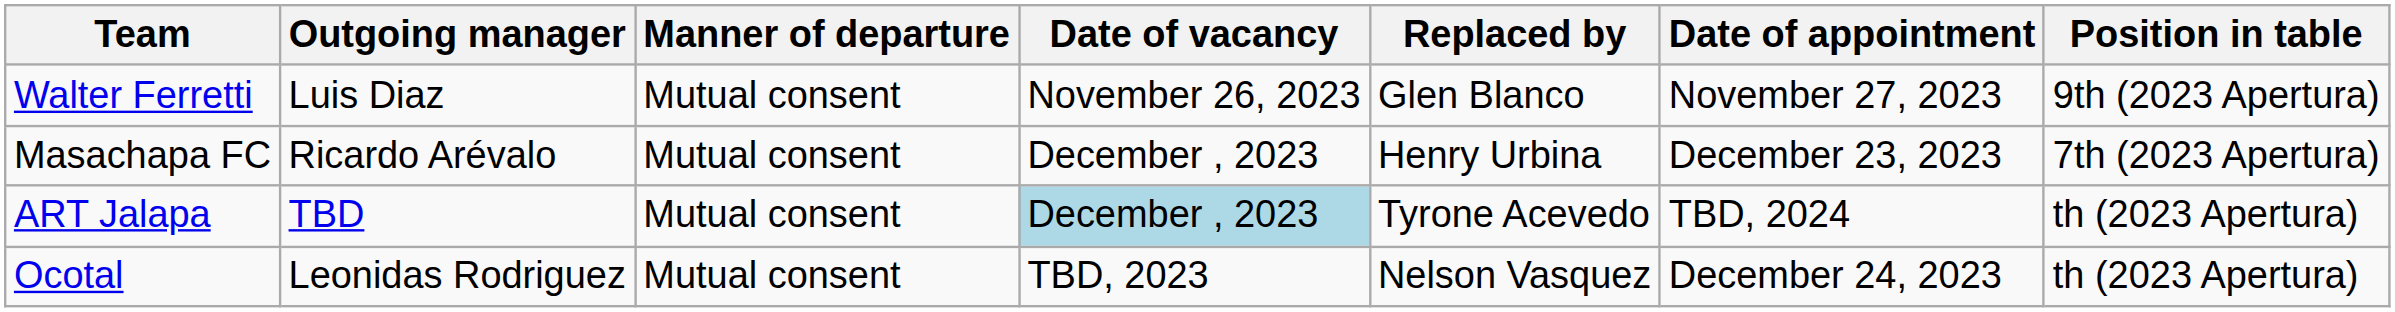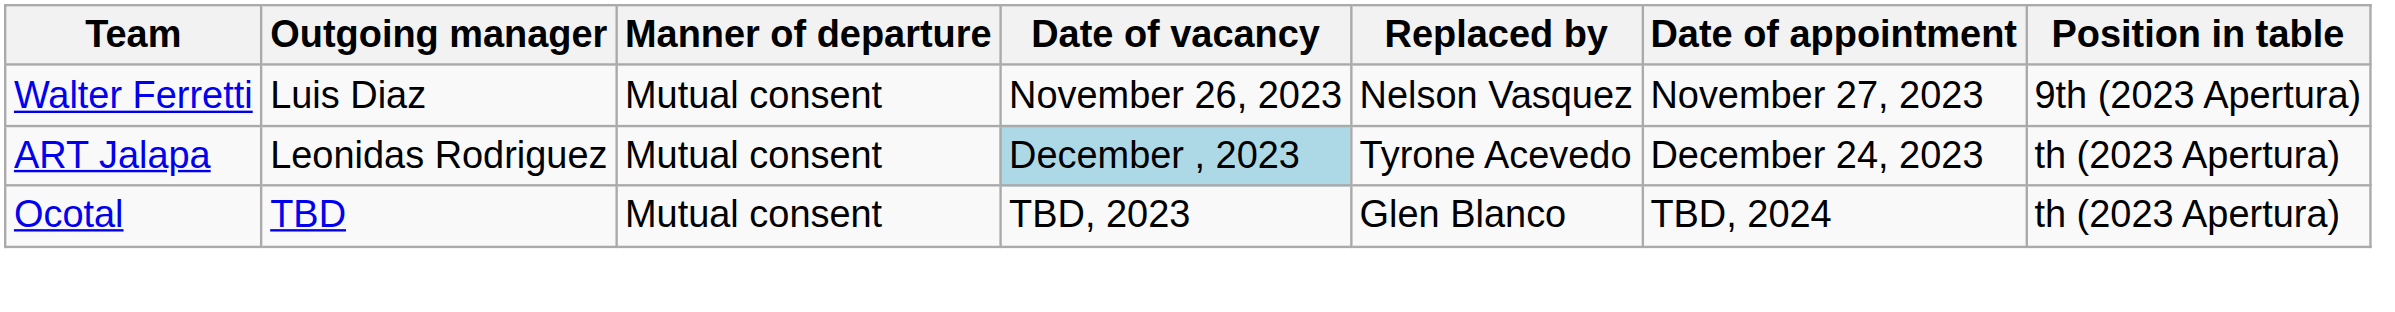(1481, 94) Glen Blanco -> (1496, 94) Nelson Vasquez
- row: (142, 154)
(326, 214) TBD -> (439, 154) Leonidas Rodriguez
(1759, 214) TBD, 2024 -> (1817, 154) December 24, 2023
(457, 275) Leonidas Rodriguez -> (308, 214) TBD
(1515, 275) Nelson Vasquez -> (1463, 214) Glen Blanco
(1835, 275) December 24, 2023 -> (1741, 214) TBD, 2024
